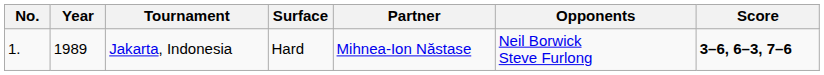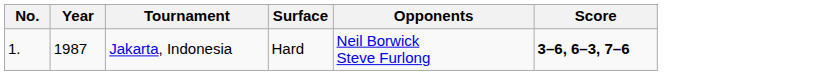- column: (414, 16)
(70, 49) 1989 -> (70, 49) 1987
